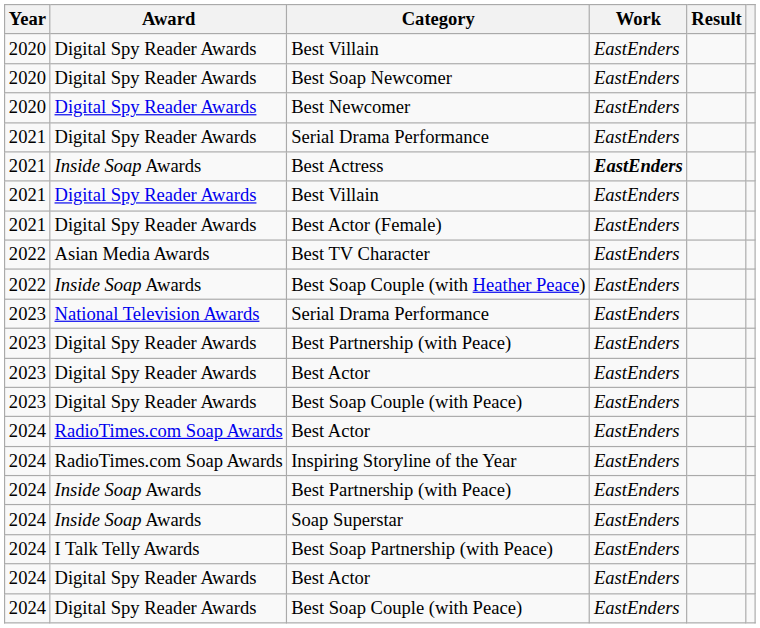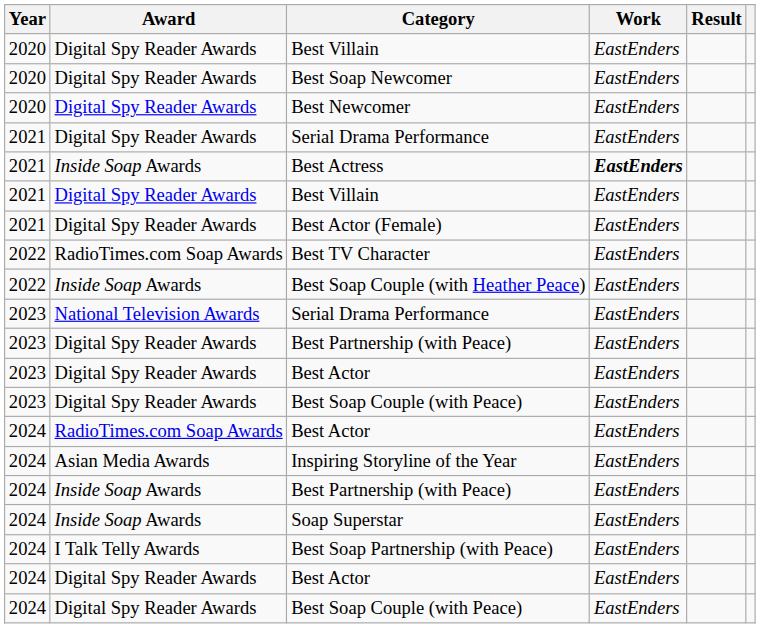(132, 254) Asian Media Awards -> (169, 254) RadioTimes.com Soap Awards
(169, 460) RadioTimes.com Soap Awards -> (132, 460) Asian Media Awards
